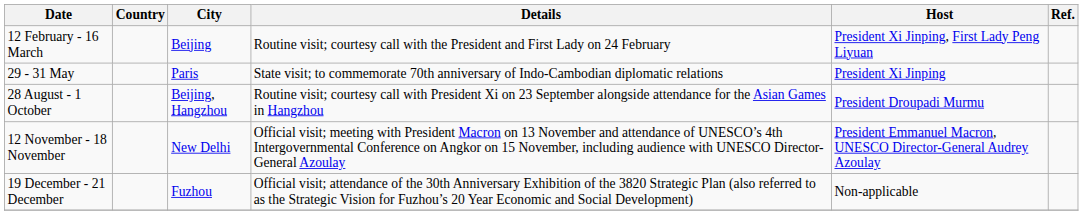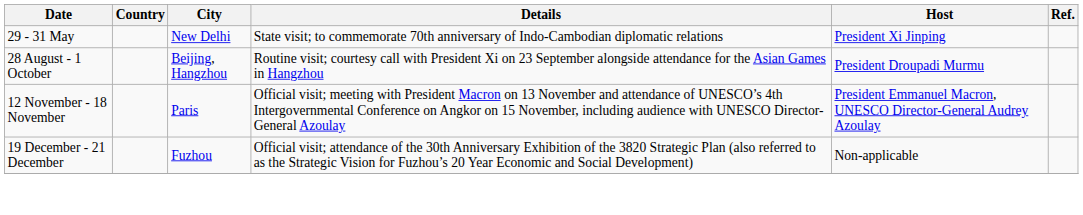- row: (53, 44)
(185, 73) Paris -> (201, 36) New Delhi
(201, 147) New Delhi -> (185, 110) Paris
